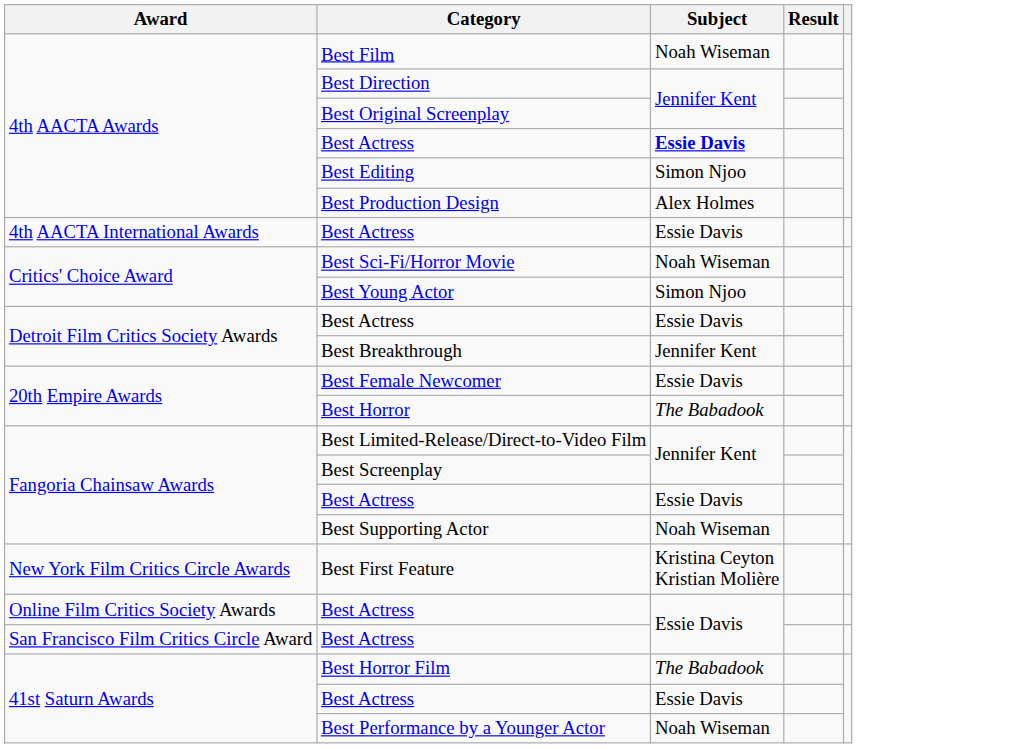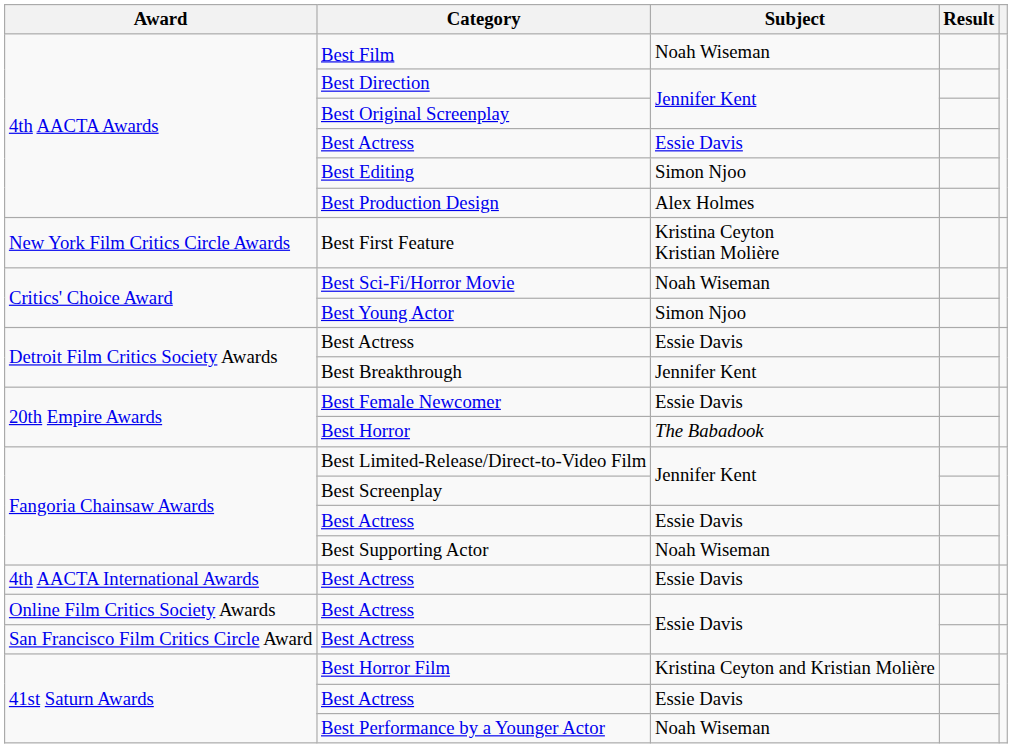(700, 143) bold -> (699, 143) normal
rows swapped: (134, 232) <-> (149, 569)
(709, 668) The Babadook -> (795, 668) Kristina Ceyton and Kristian Molière
